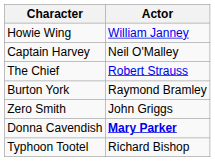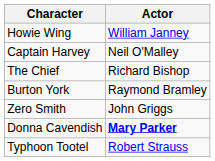(148, 71) Robert Strauss -> (149, 71) Richard Bishop
(149, 147) Richard Bishop -> (148, 147) Robert Strauss
